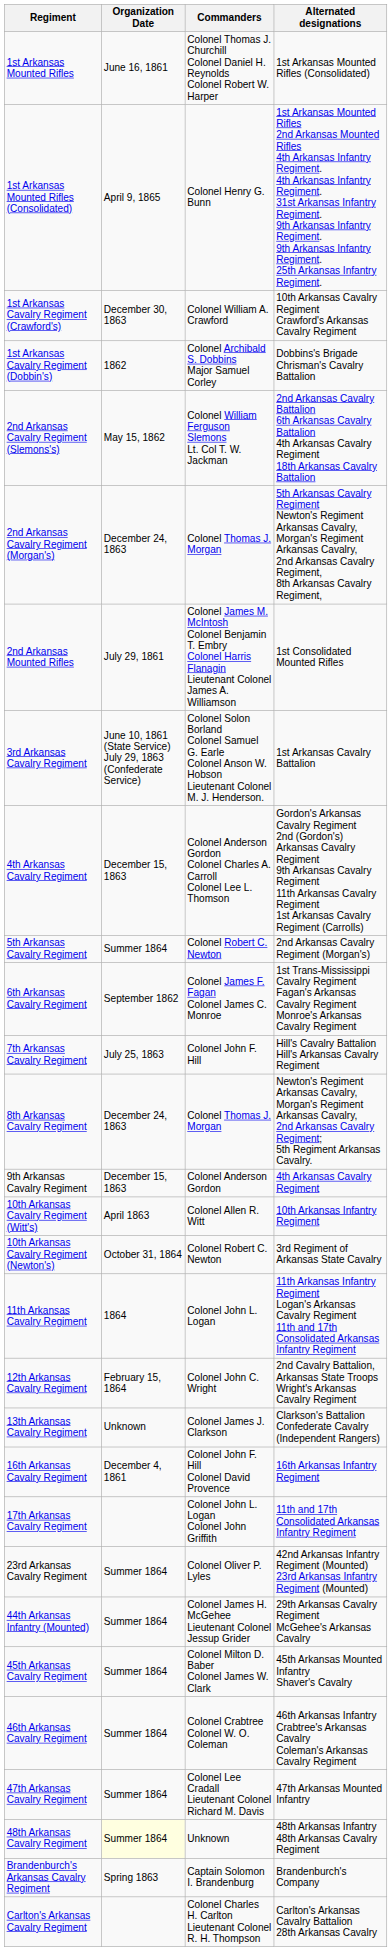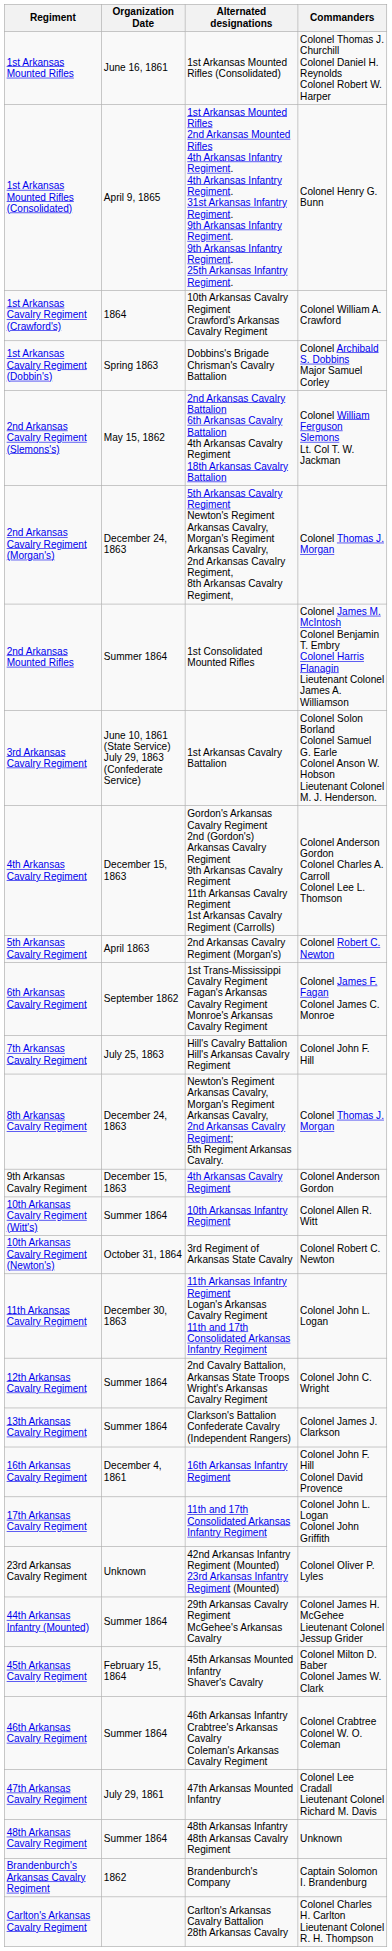columns swapped: (229, 18) <-> (330, 18)
(136, 315) December 30, 1863 -> (115, 315) 1864
(115, 365) 1862 -> (131, 365) Spring 1863
(134, 657) July 29, 1861 -> (136, 657) Summer 1864
(136, 949) Summer 1864 -> (127, 949) April 1863
(127, 1216) April 1863 -> (136, 1216) Summer 1864
(115, 1316) 1864 -> (136, 1316) December 30, 1863
(132, 1383) February 15, 1864 -> (136, 1383) Summer 1864
(125, 1427) Unknown -> (136, 1427) Summer 1864
(136, 1571) Summer 1864 -> (125, 1571) Unknown
(136, 1671) Summer 1864 -> (132, 1671) February 15, 1864
(136, 1794) Summer 1864 -> (134, 1794) July 29, 1861
(136, 1838) lightyellow background -> (136, 1838) no background
(131, 1877) Spring 1863 -> (115, 1877) 1862
